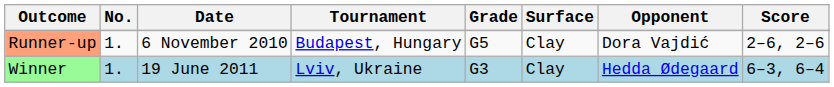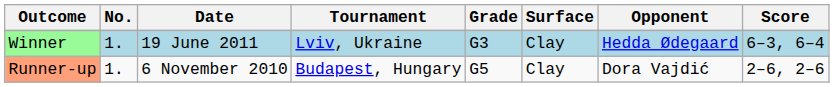rows swapped: (52, 43) <-> (38, 69)
